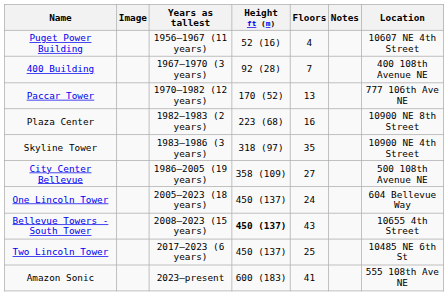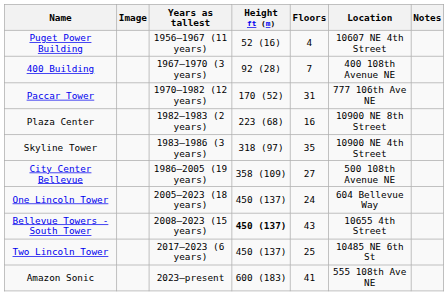columns swapped: (402, 17) <-> (345, 17)
(309, 96) 13 -> (309, 96) 31
